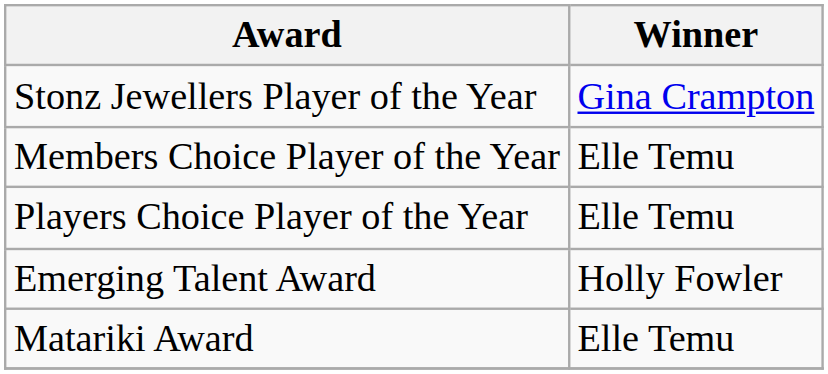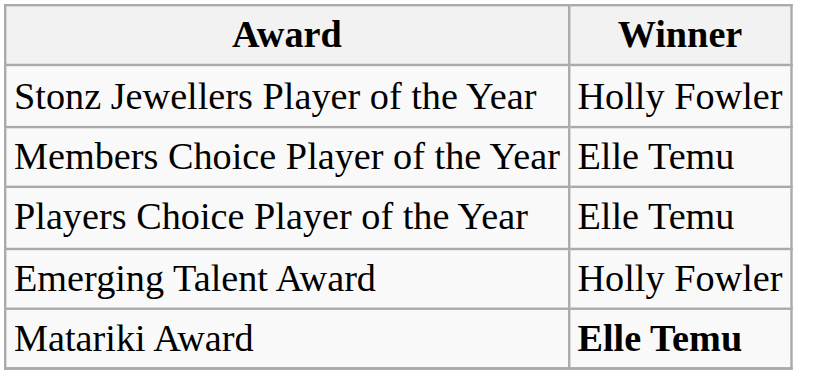(696, 95) Gina Crampton -> (680, 95) Holly Fowler
(656, 338) normal -> (660, 338) bold
